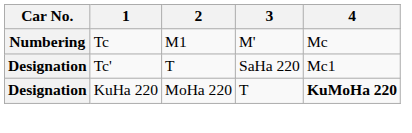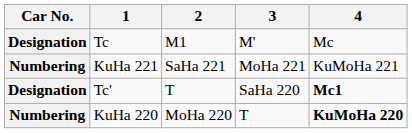(47, 41) Numbering -> (47, 41) Designation
+ row: (126, 66)
(321, 66) normal -> (328, 90) bold
(47, 90) Designation -> (47, 115) Numbering
